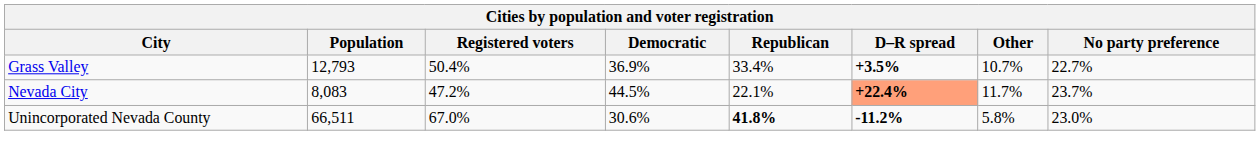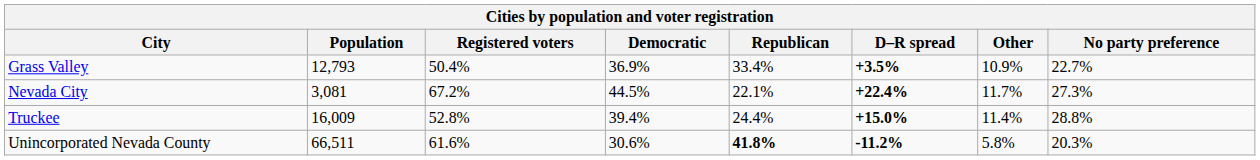(1002, 67) 10.7% -> (1002, 67) 10.9%
(329, 92) 8,083 -> (329, 92) 3,081
(449, 92) 47.2% -> (449, 92) 67.2%
(881, 92) lightsalmon background -> (881, 92) no background
(1072, 92) 23.7% -> (1072, 92) 27.3%
+ row: (34, 117)
(449, 117) 67.0% -> (449, 142) 61.6%
(1072, 117) 23.0% -> (1072, 142) 20.3%
